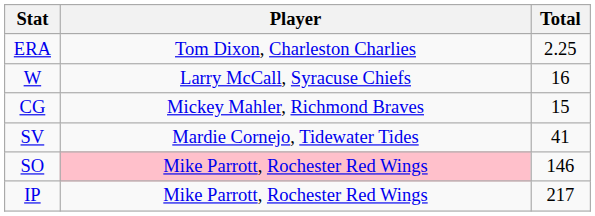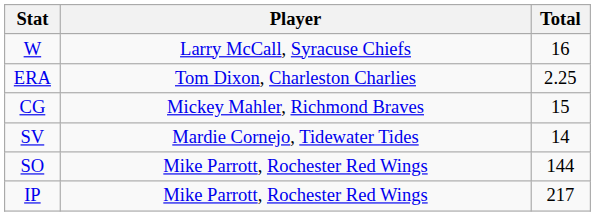rows swapped: (32, 78) <-> (32, 48)
(560, 136) 41 -> (560, 136) 14
(295, 166) pink background -> (295, 166) no background
(560, 166) 146 -> (560, 166) 144
